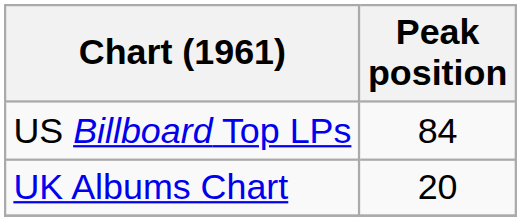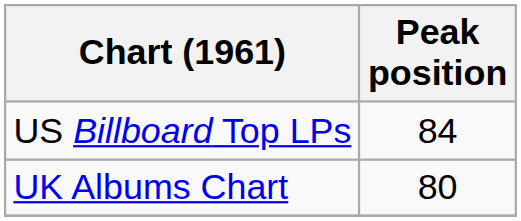(438, 186) 20 -> (438, 186) 80
